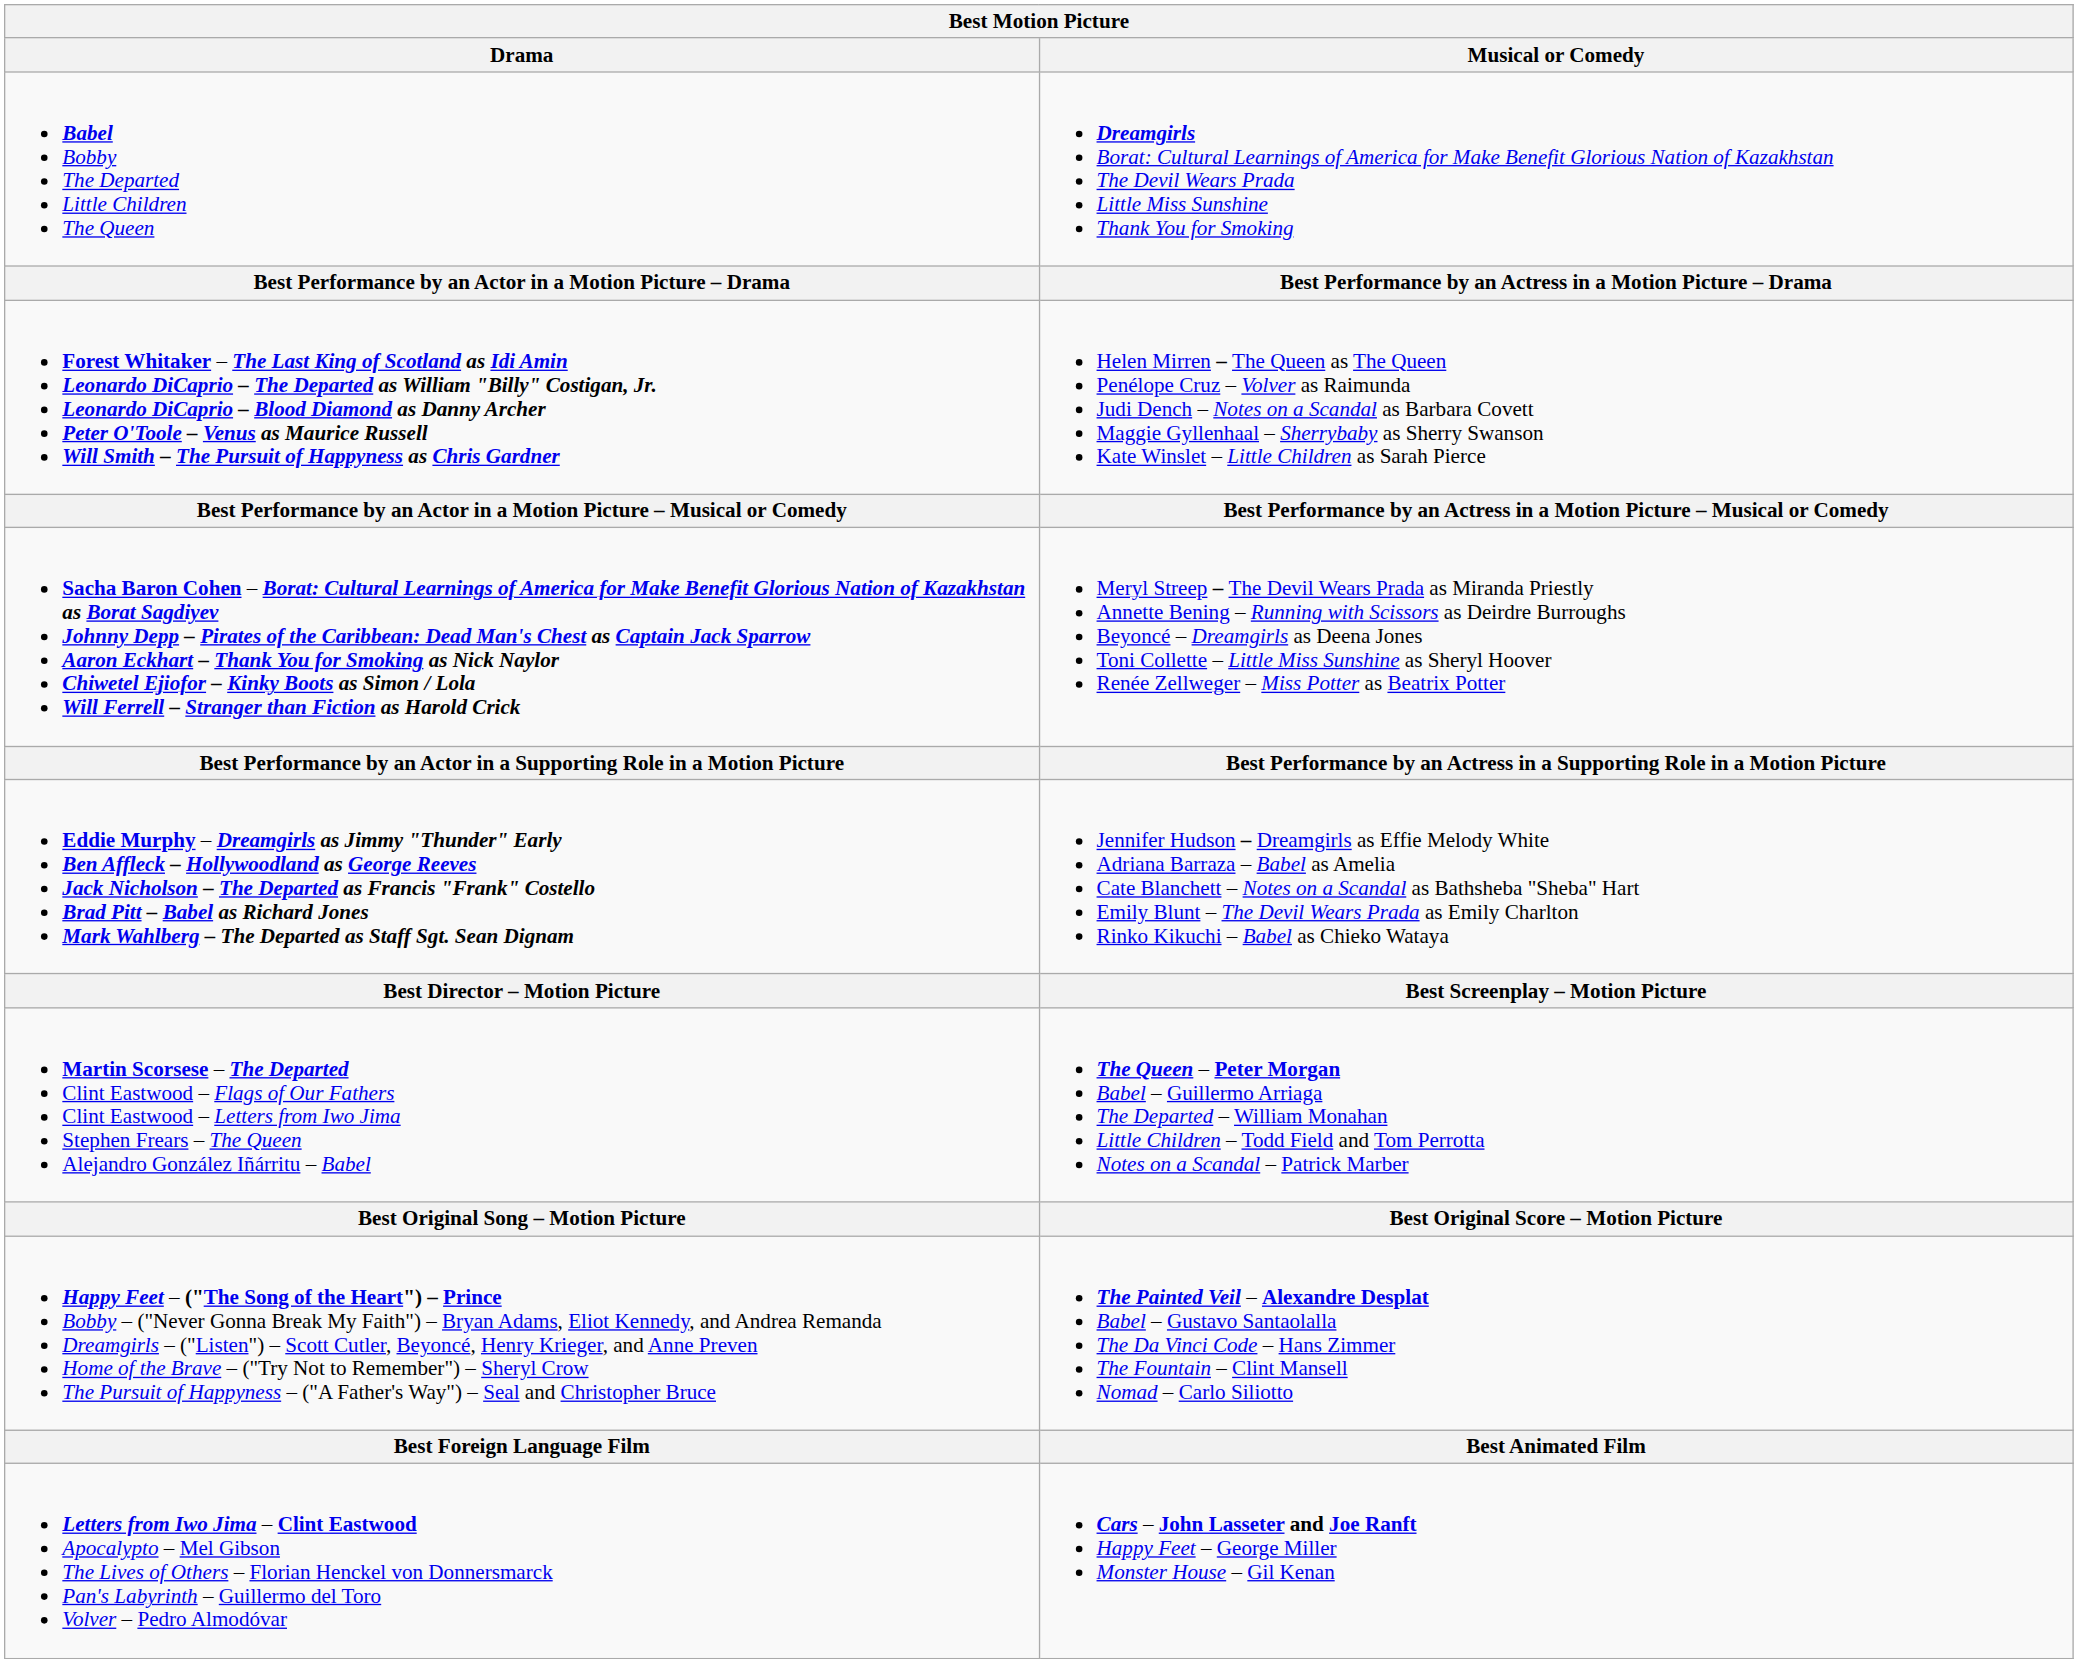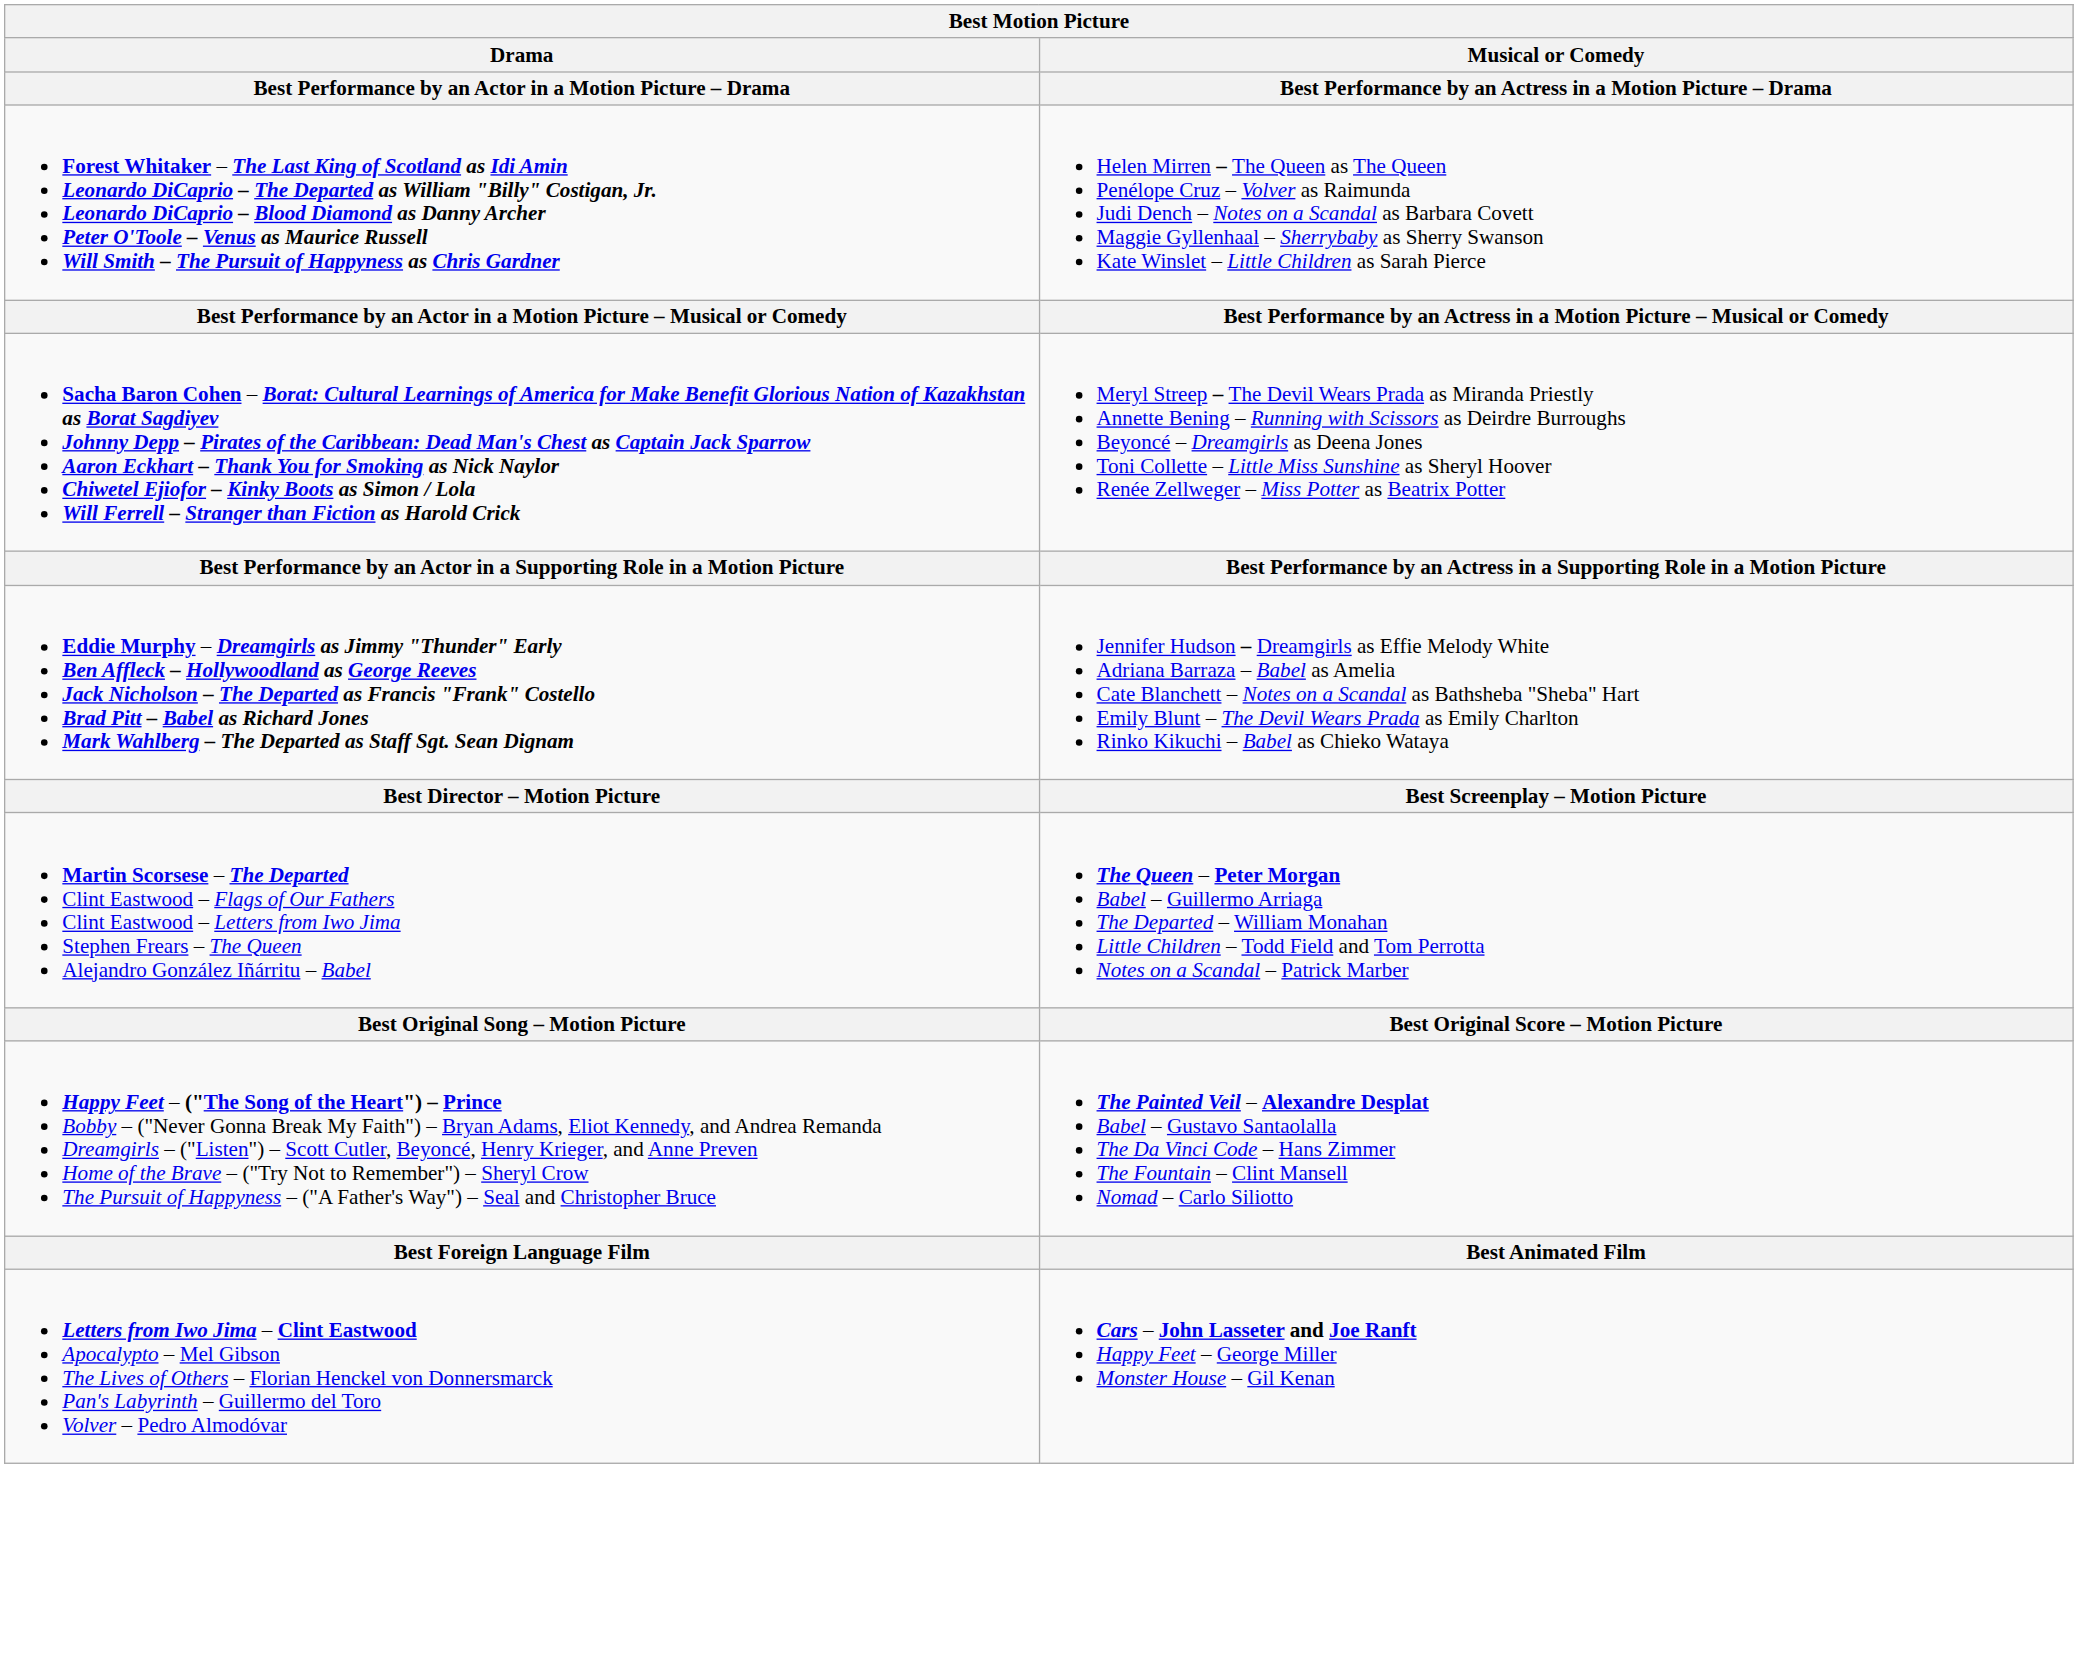- row: (522, 181)
